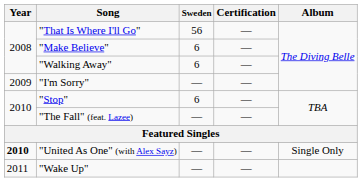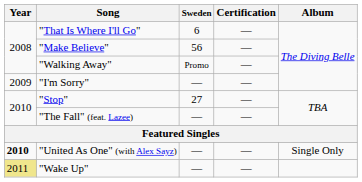(197, 30) 56 -> (197, 30) 6
(197, 47) 6 -> (197, 47) 56
(197, 64) 6 -> (197, 65) Promo
(197, 99) 6 -> (197, 99) 27
(18, 168) no background -> (18, 168) khaki background
